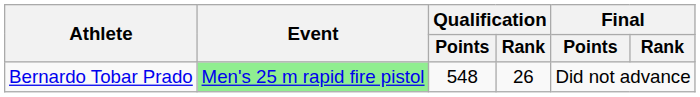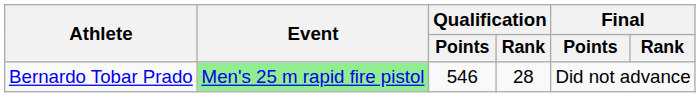(462, 77) 548 -> (462, 77) 546
(523, 77) 26 -> (523, 77) 28
